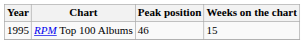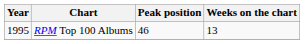(212, 30) 15 -> (212, 30) 13
